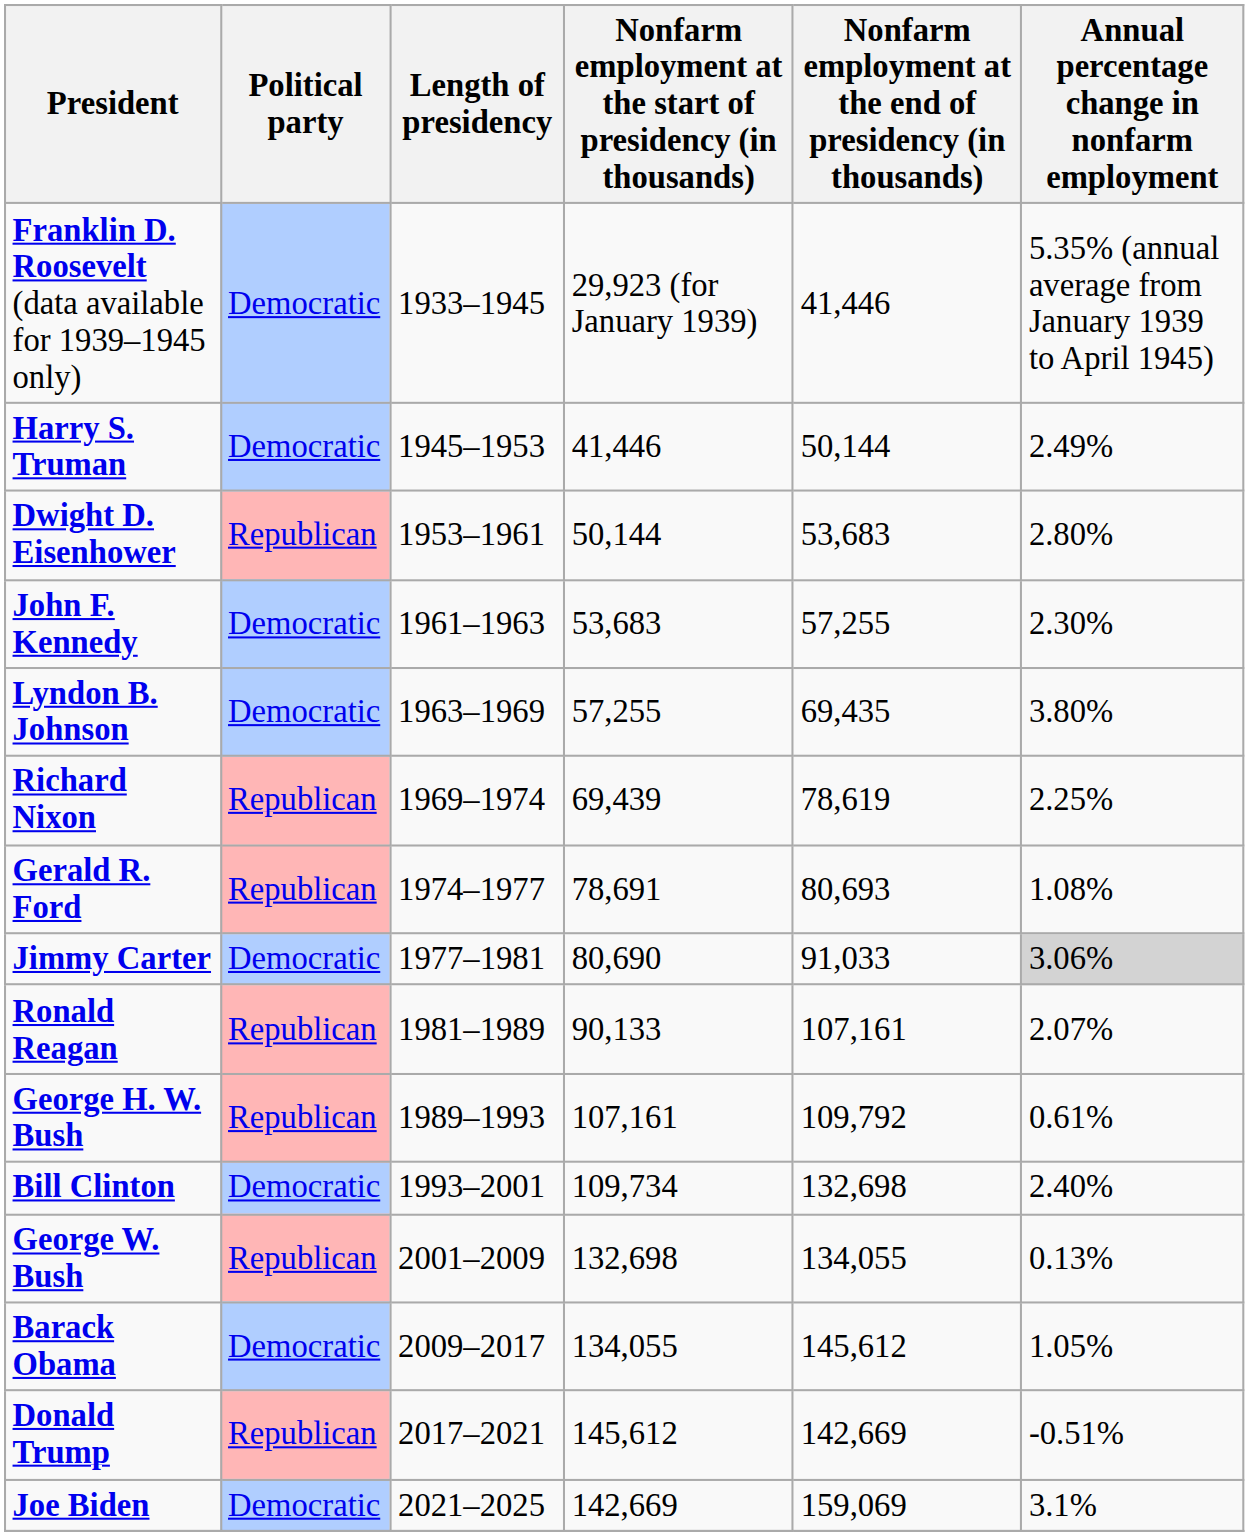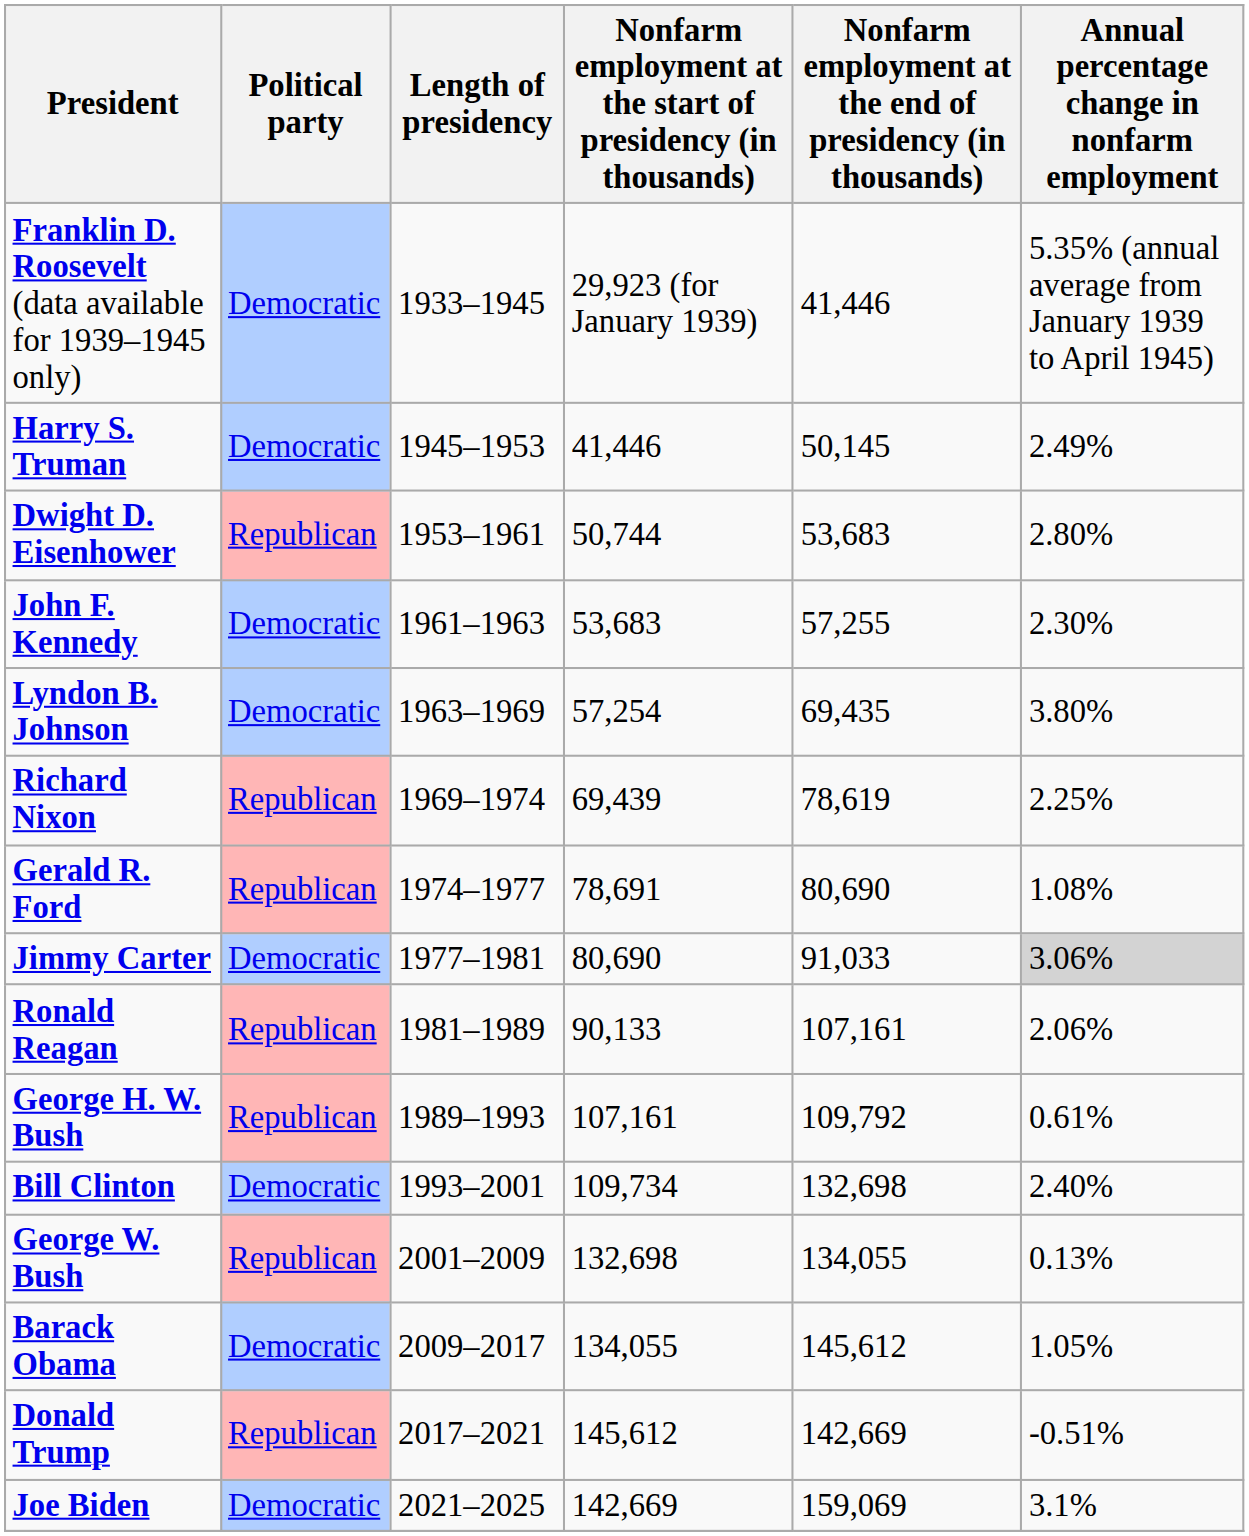(846, 446) 50,144 -> (846, 446) 50,145
(617, 534) 50,144 -> (617, 534) 50,744
(617, 711) 57,255 -> (617, 711) 57,254
(846, 888) 80,693 -> (846, 888) 80,690
(1071, 1028) 2.07% -> (1071, 1028) 2.06%
